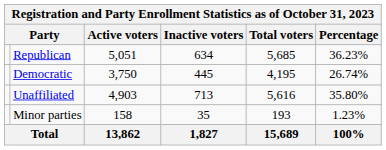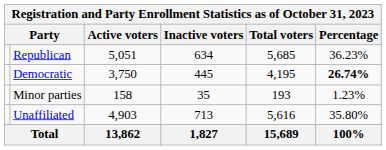(349, 74) normal -> (349, 74) bold
rows swapped: (44, 94) <-> (47, 114)
